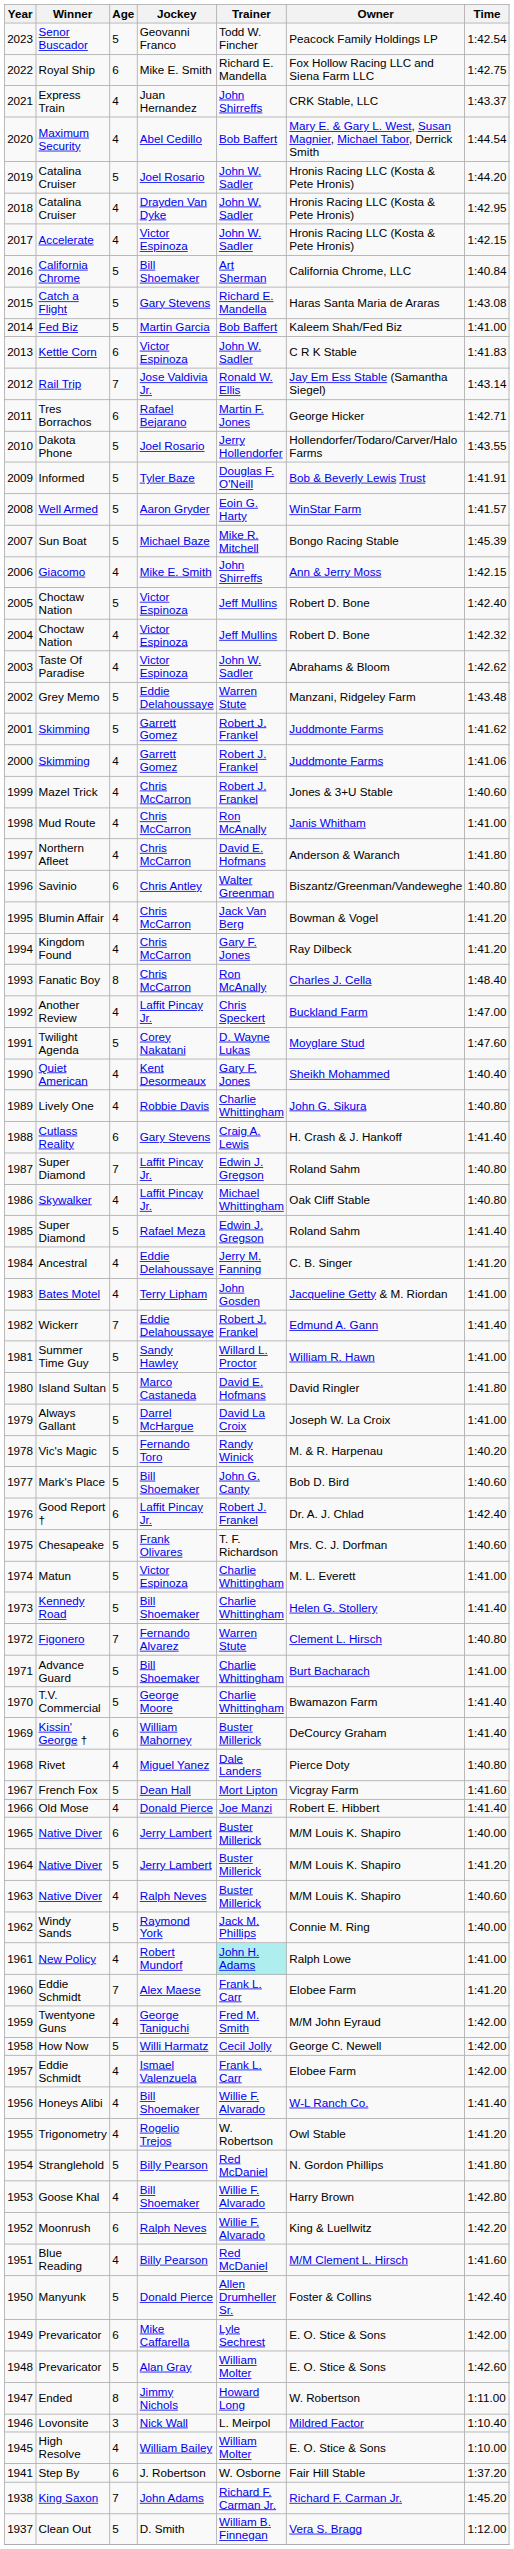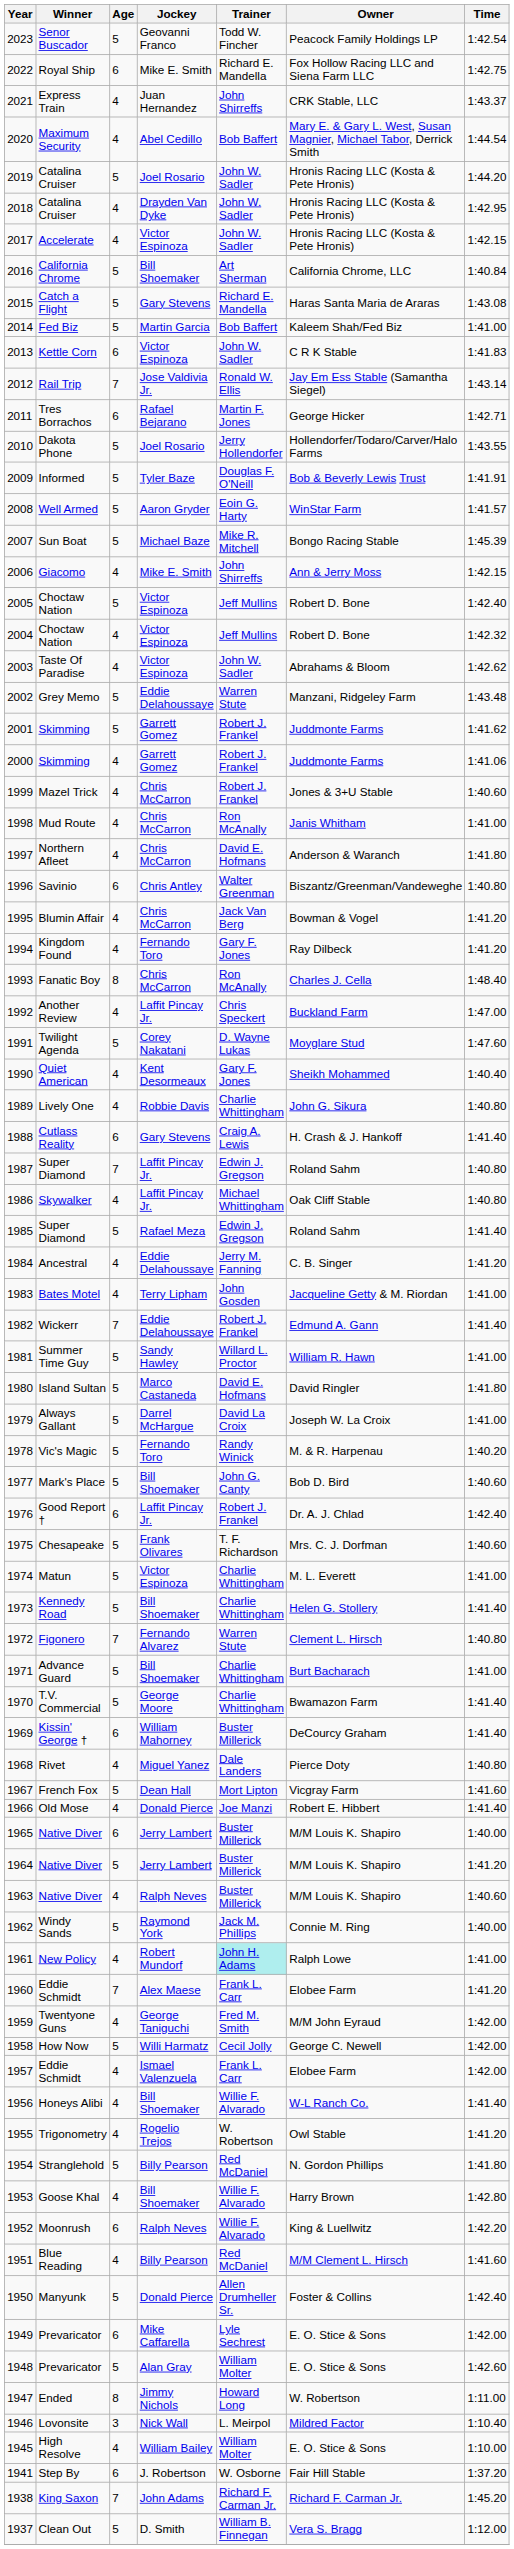(165, 949) Chris McCarron -> (165, 949) Fernando Toro
